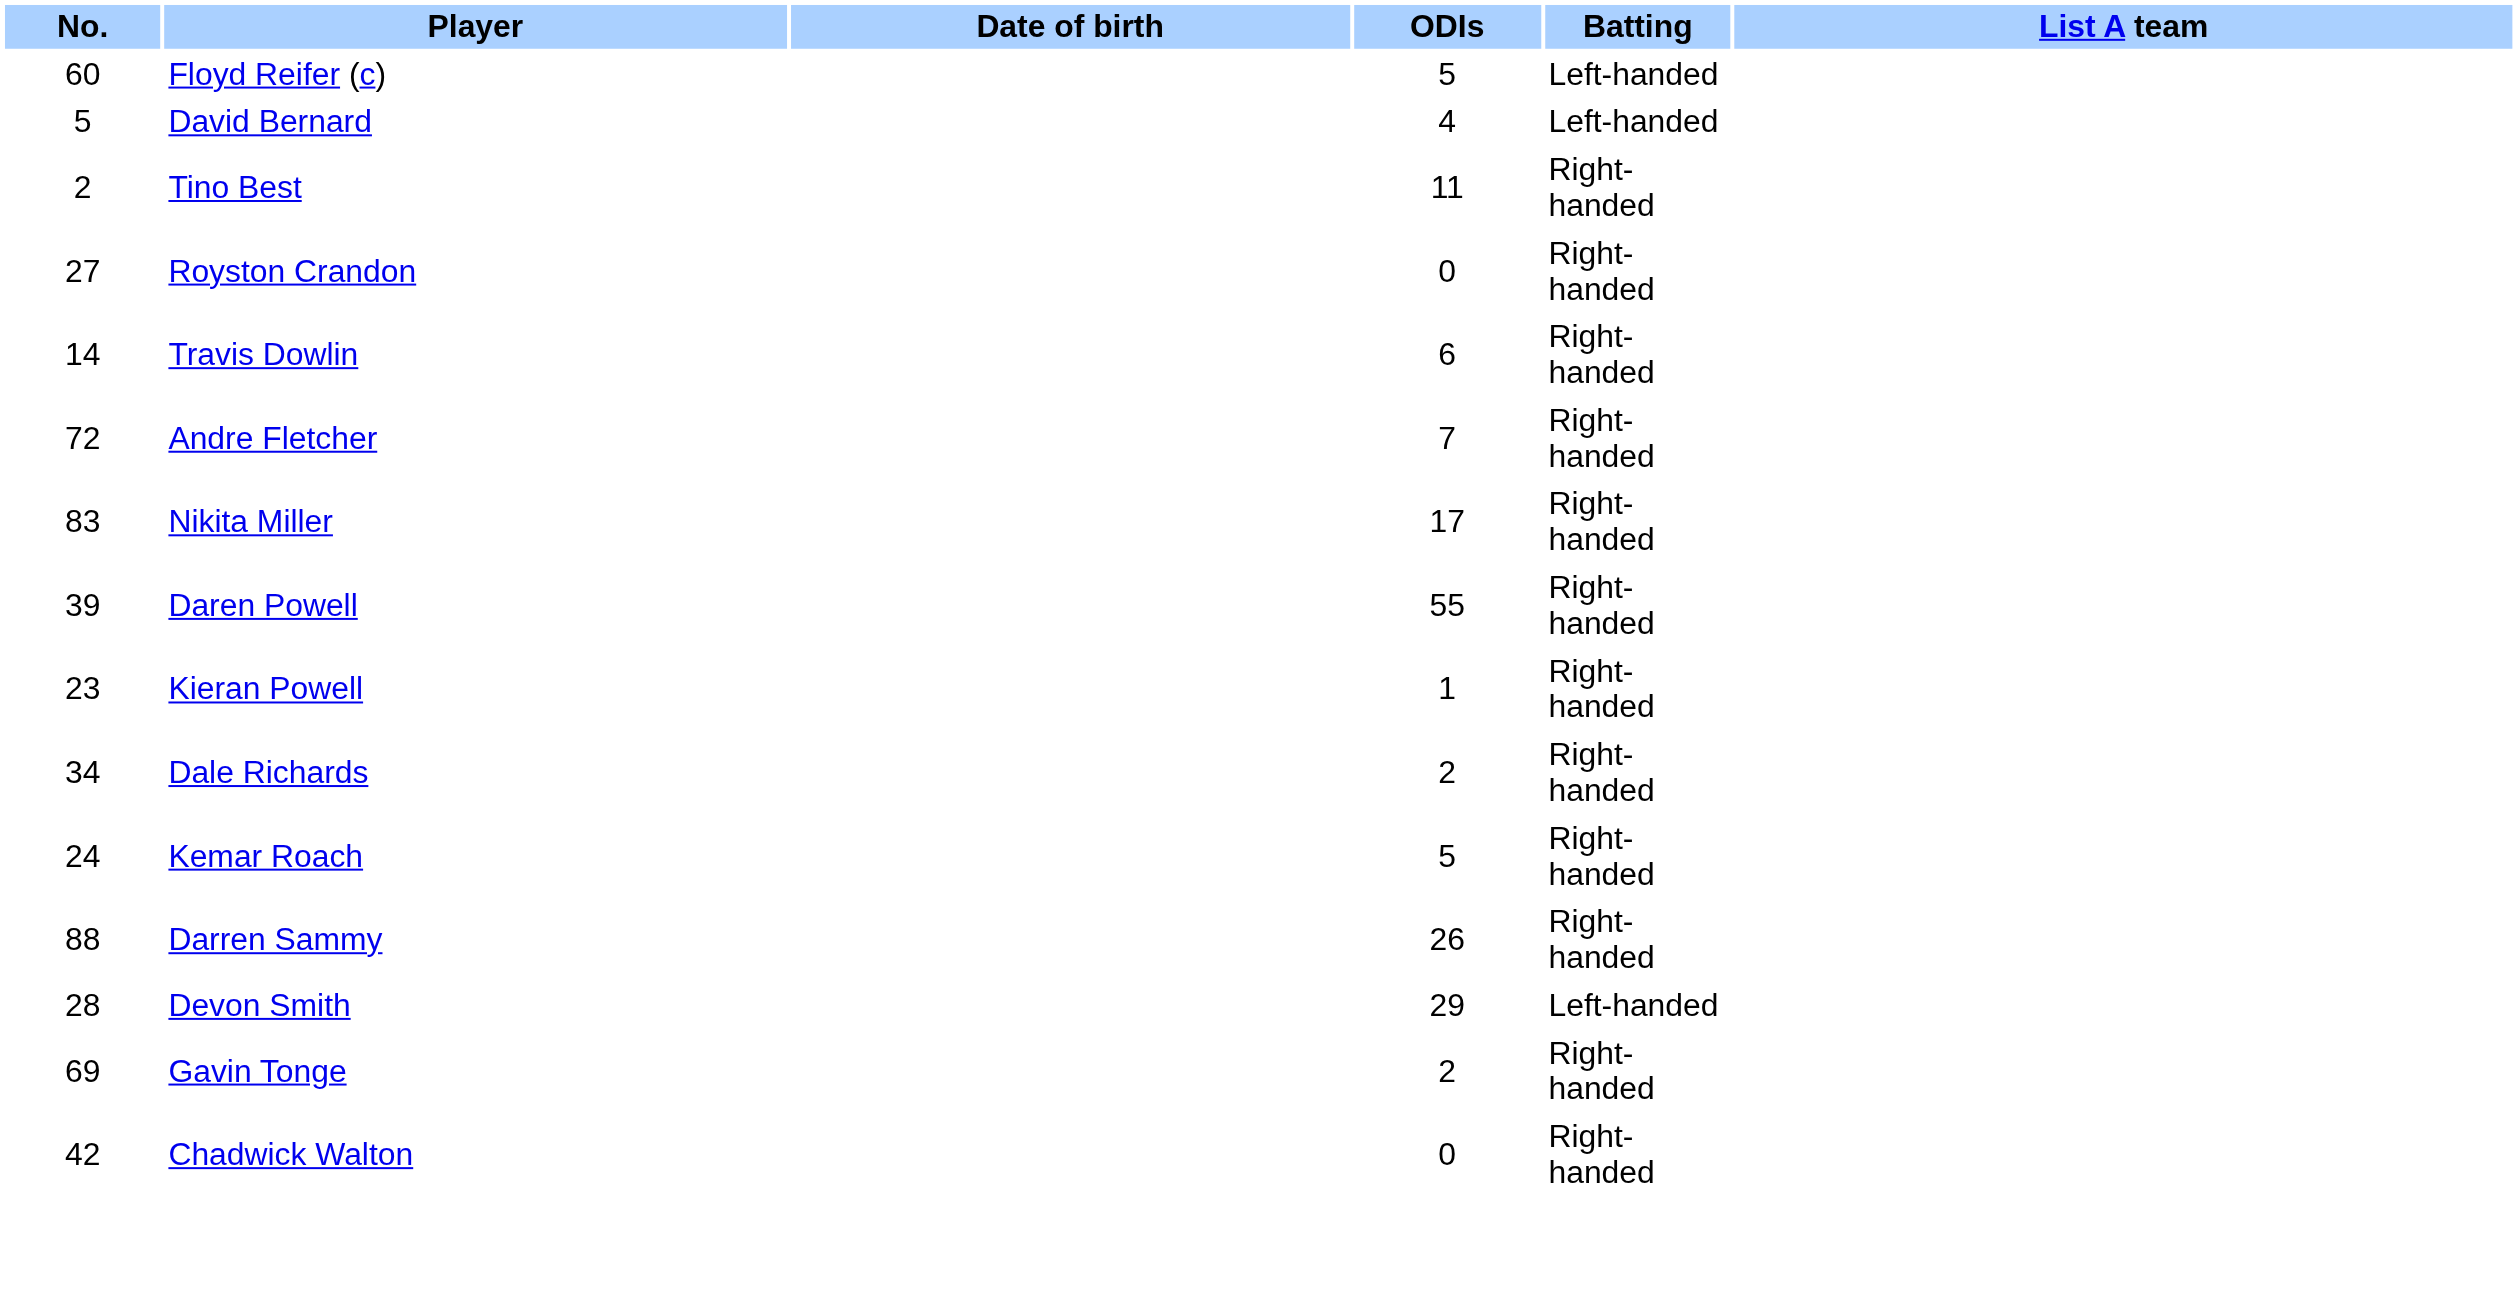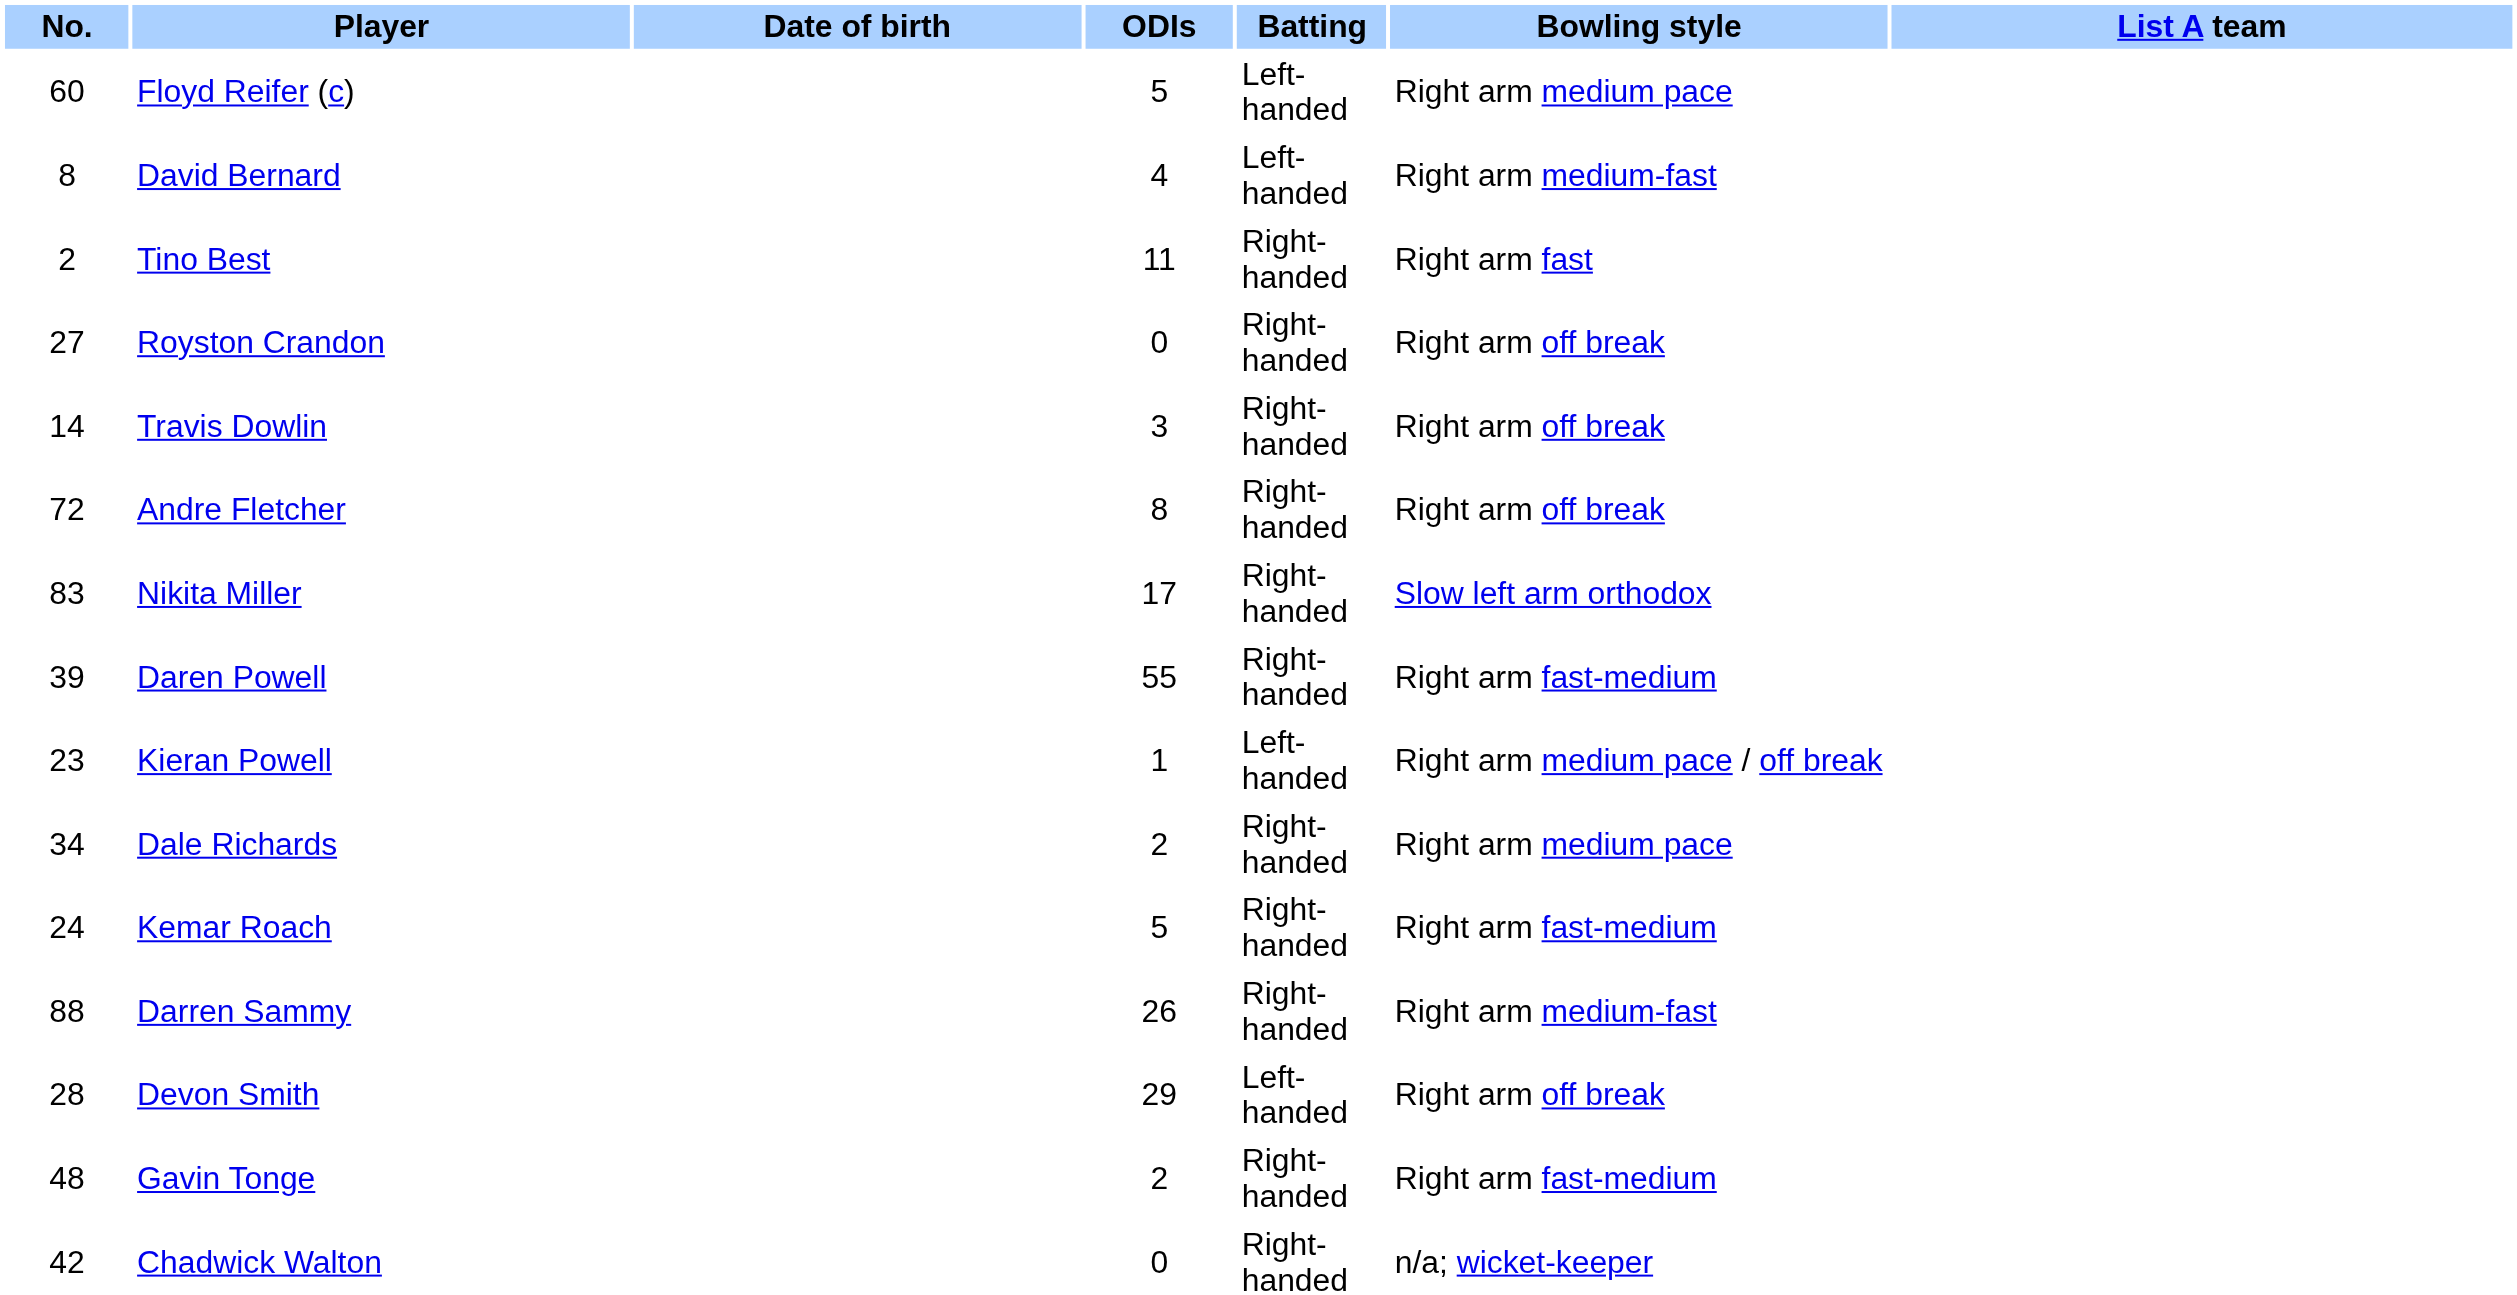+ column: (1639, 26)
(83, 121) 5 -> (67, 175) 8
(1447, 354) 6 -> (1159, 426) 3
(1447, 438) 7 -> (1159, 509) 8
(1602, 689) Right-handed -> (1295, 760) Left-handed
(83, 1071) 69 -> (67, 1178) 48
